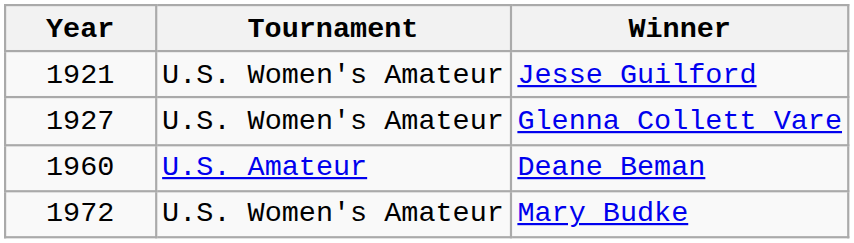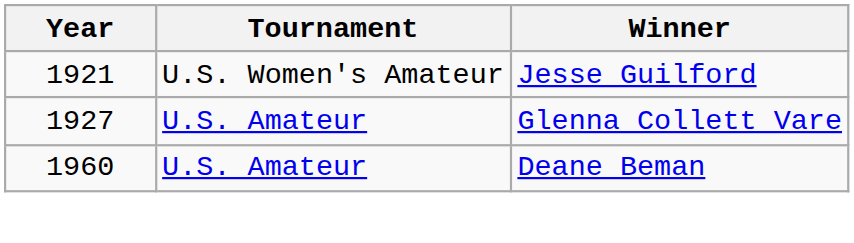(333, 121) U.S. Women's Amateur -> (265, 121) U.S. Amateur
- row: (603, 214)
